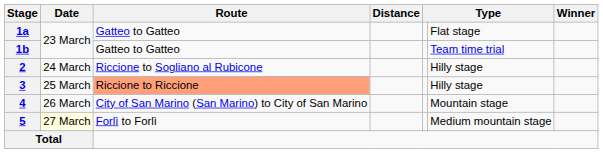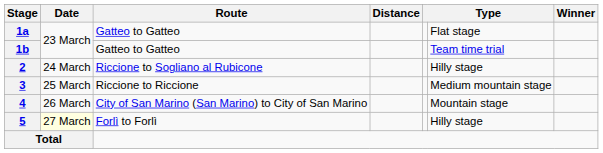(147, 85) lightsalmon background -> (147, 85) no background
(457, 85) Hilly stage -> (491, 85) Medium mountain stage
(491, 121) Medium mountain stage -> (457, 121) Hilly stage
